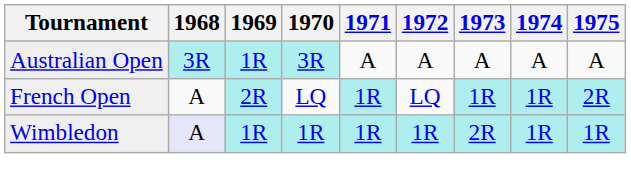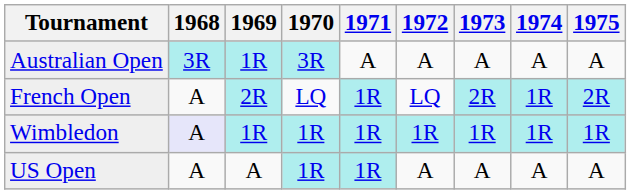(482, 96) 1R -> (482, 96) 2R
(482, 133) 2R -> (482, 133) 1R
+ row: (53, 170)
